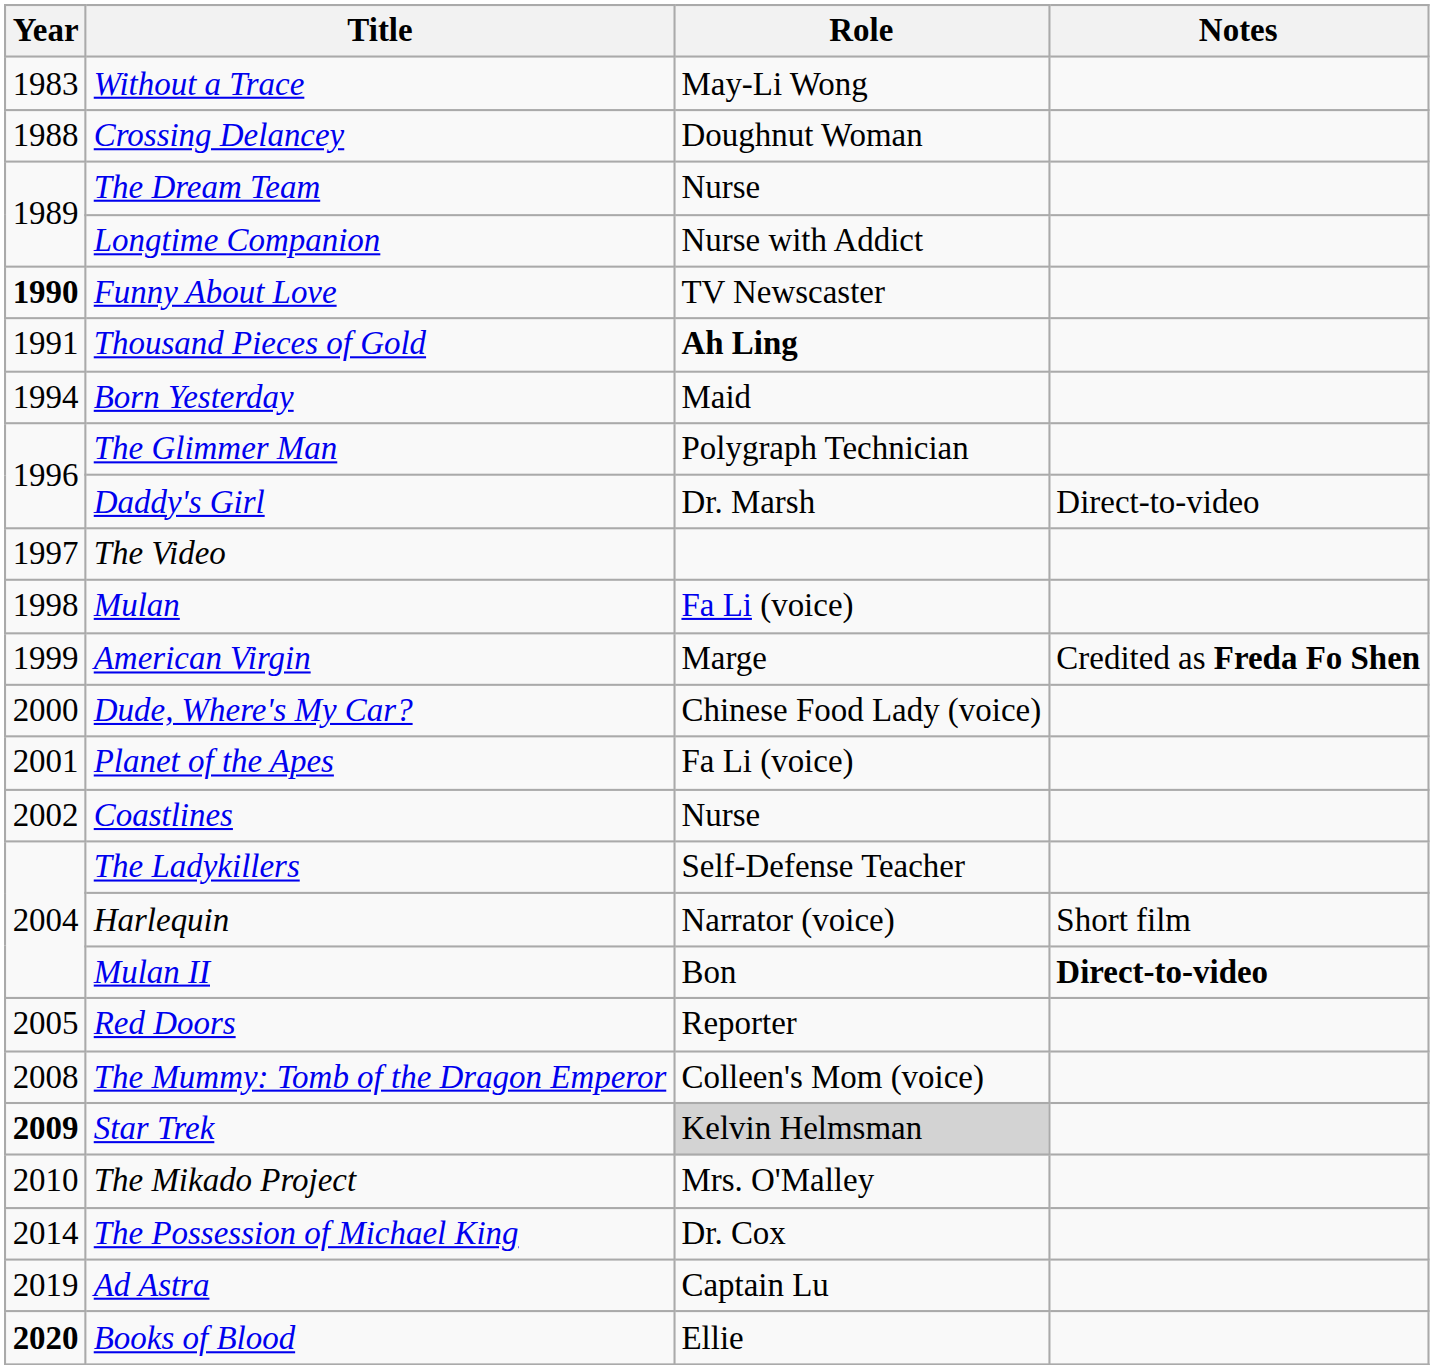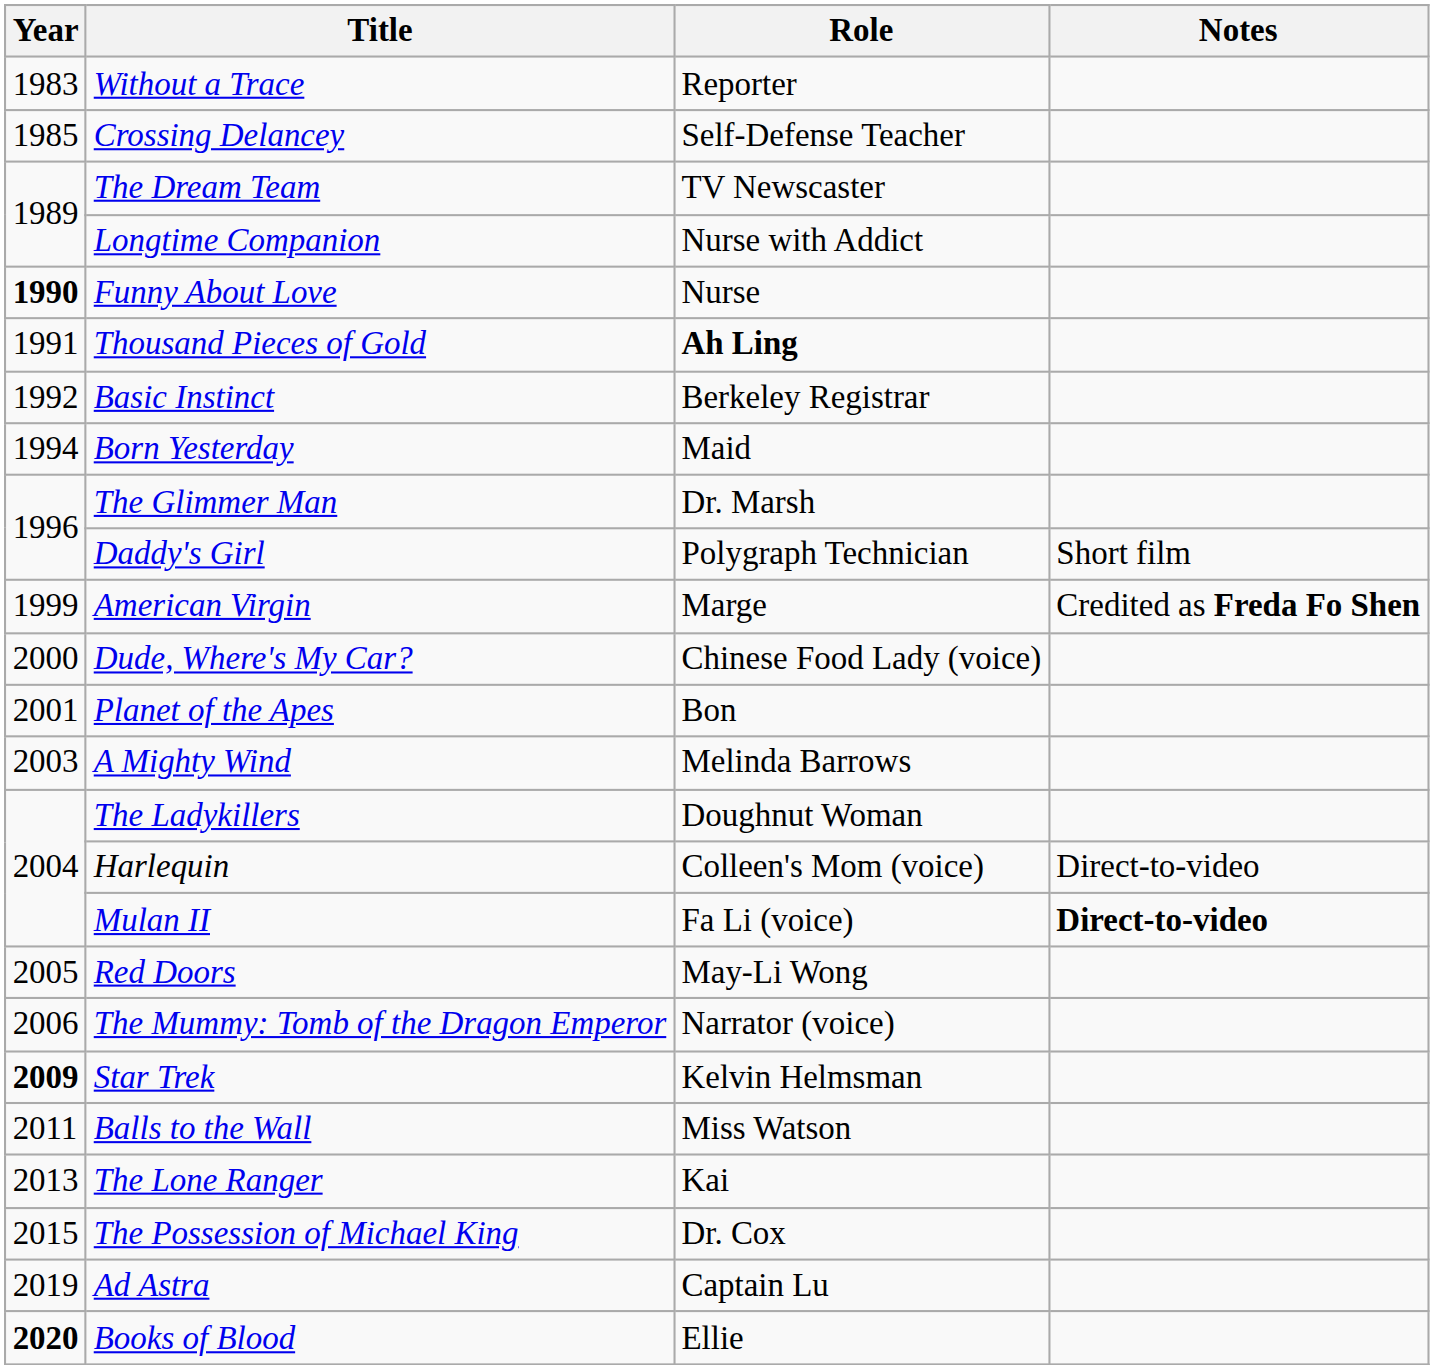(775, 82) May-Li Wong -> (739, 82) Reporter
(46, 135) 1988 -> (46, 135) 1985
(802, 135) Doughnut Woman -> (823, 135) Self-Defense Teacher
(721, 187) Nurse -> (783, 187) TV Newscaster
(783, 291) TV Newscaster -> (721, 291) Nurse
+ row: (184, 396)
(825, 448) Polygraph Technician -> (748, 501) Dr. Marsh
(748, 501) Dr. Marsh -> (825, 553) Polygraph Technician
(1158, 501) Direct-to-video -> (1124, 553) Short film
- row: (160, 553)
- row: (137, 605)
(767, 762) Fa Li (voice) -> (709, 710) Bon
- row: (163, 814)
+ row: (192, 762)
(823, 866) Self-Defense Teacher -> (802, 814) Doughnut Woman
(788, 919) Narrator (voice) -> (833, 866) Colleen's Mom (voice)
(1124, 919) Short film -> (1158, 866) Direct-to-video
(709, 971) Bon -> (767, 919) Fa Li (voice)
(739, 1023) Reporter -> (775, 971) May-Li Wong
(46, 1076) 2008 -> (46, 1023) 2006
(833, 1076) Colleen's Mom (voice) -> (788, 1023) Narrator (voice)
(802, 1128) lightgrey background -> (802, 1076) no background
- row: (225, 1180)
+ row: (203, 1128)
+ row: (208, 1180)
(46, 1232) 2014 -> (46, 1232) 2015
